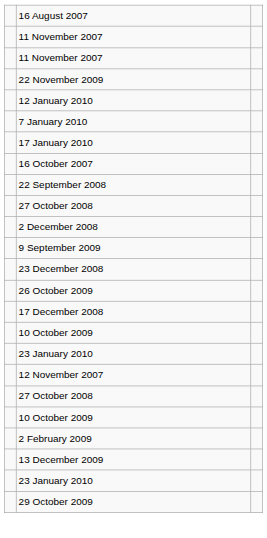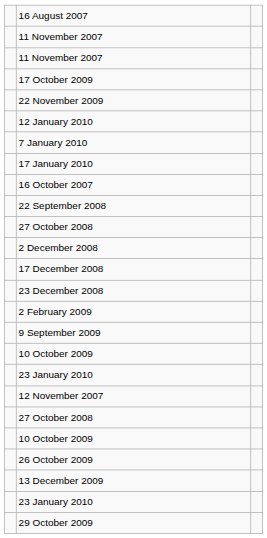+ row: (10, 79)
rows swapped: (10, 312) <-> (10, 248)
rows swapped: (10, 439) <-> (10, 291)
